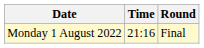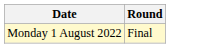- column: (141, 14)
